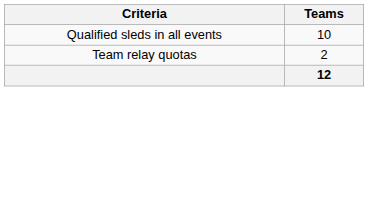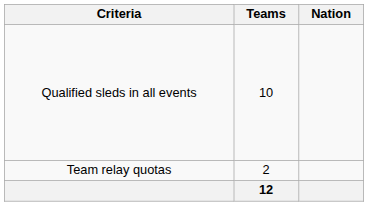+ column: (331, 14)
